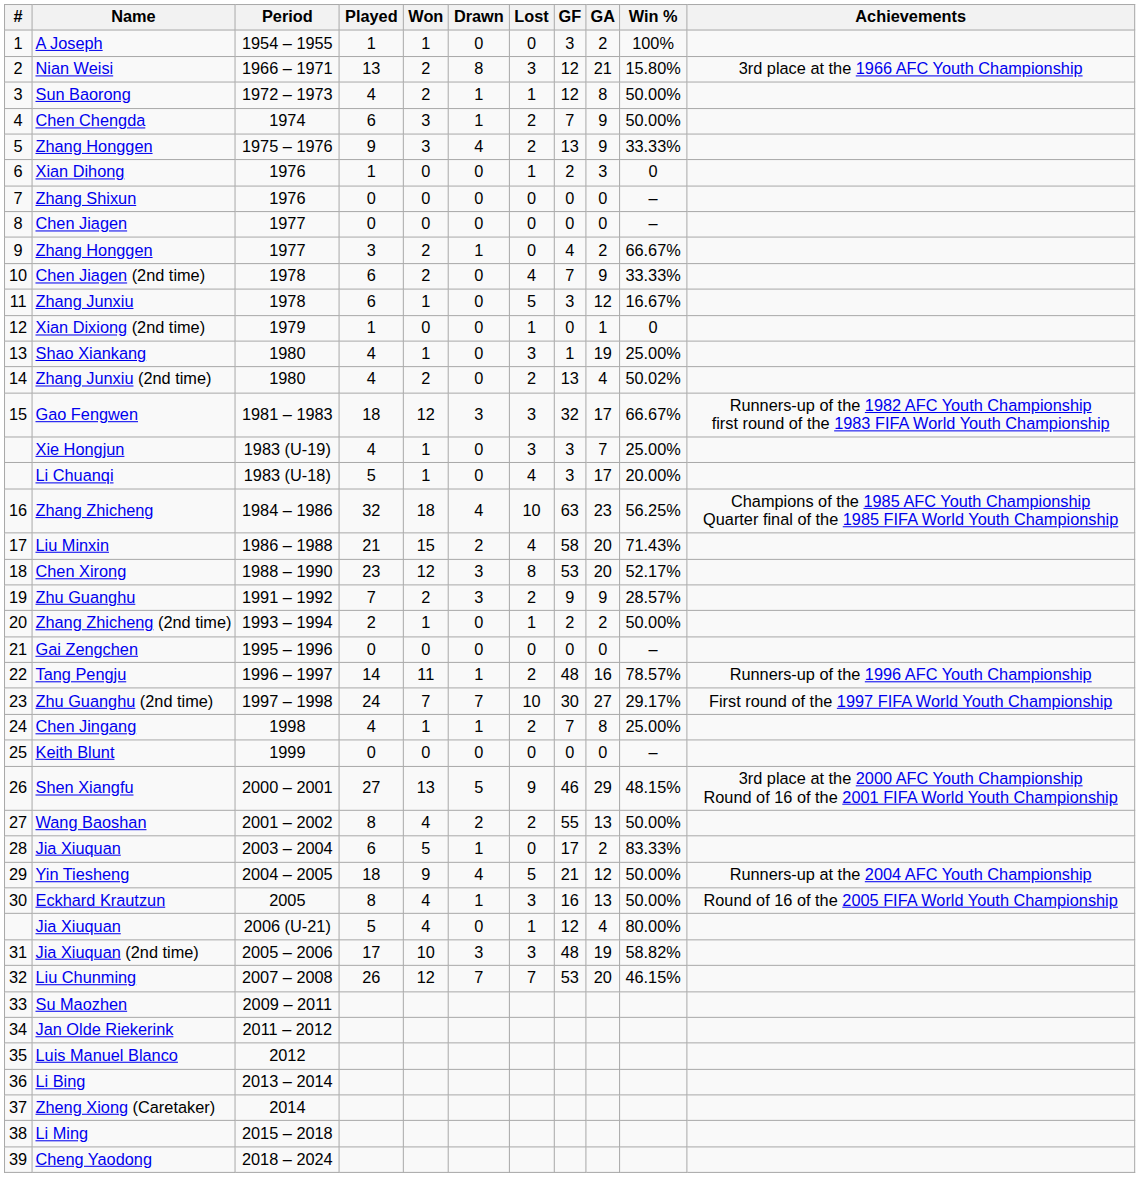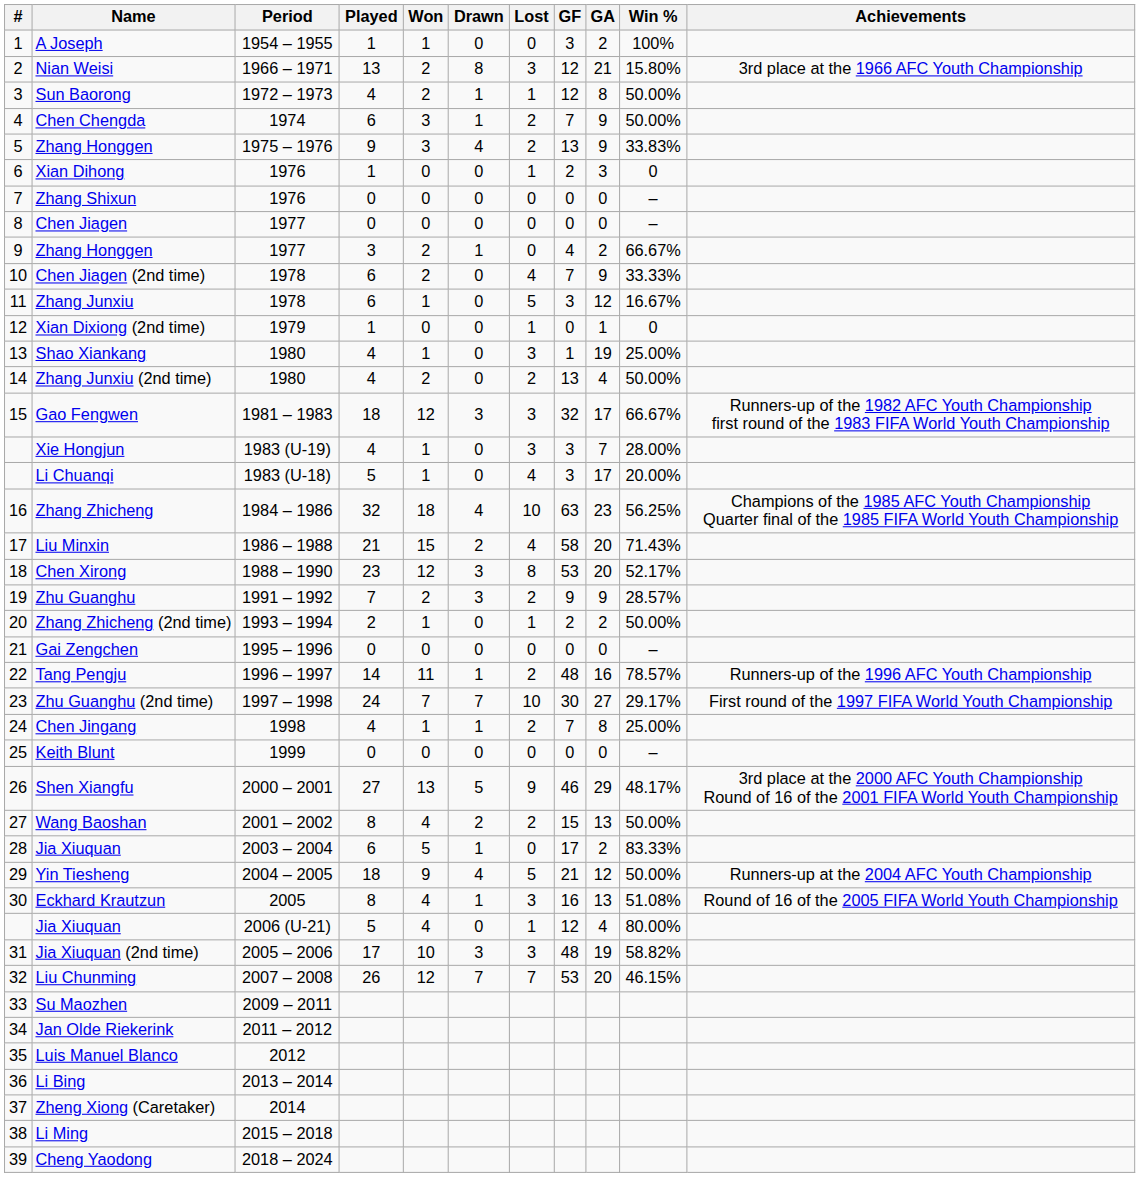(653, 146) 33.33% -> (653, 146) 33.83%
(653, 379) 50.02% -> (653, 379) 50.00%
(653, 449) 25.00% -> (653, 449) 28.00%
(653, 788) 48.15% -> (653, 788) 48.17%
(570, 823) 55 -> (570, 823) 15
(653, 900) 50.00% -> (653, 900) 51.08%
